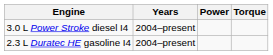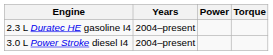rows swapped: (69, 43) <-> (67, 27)
